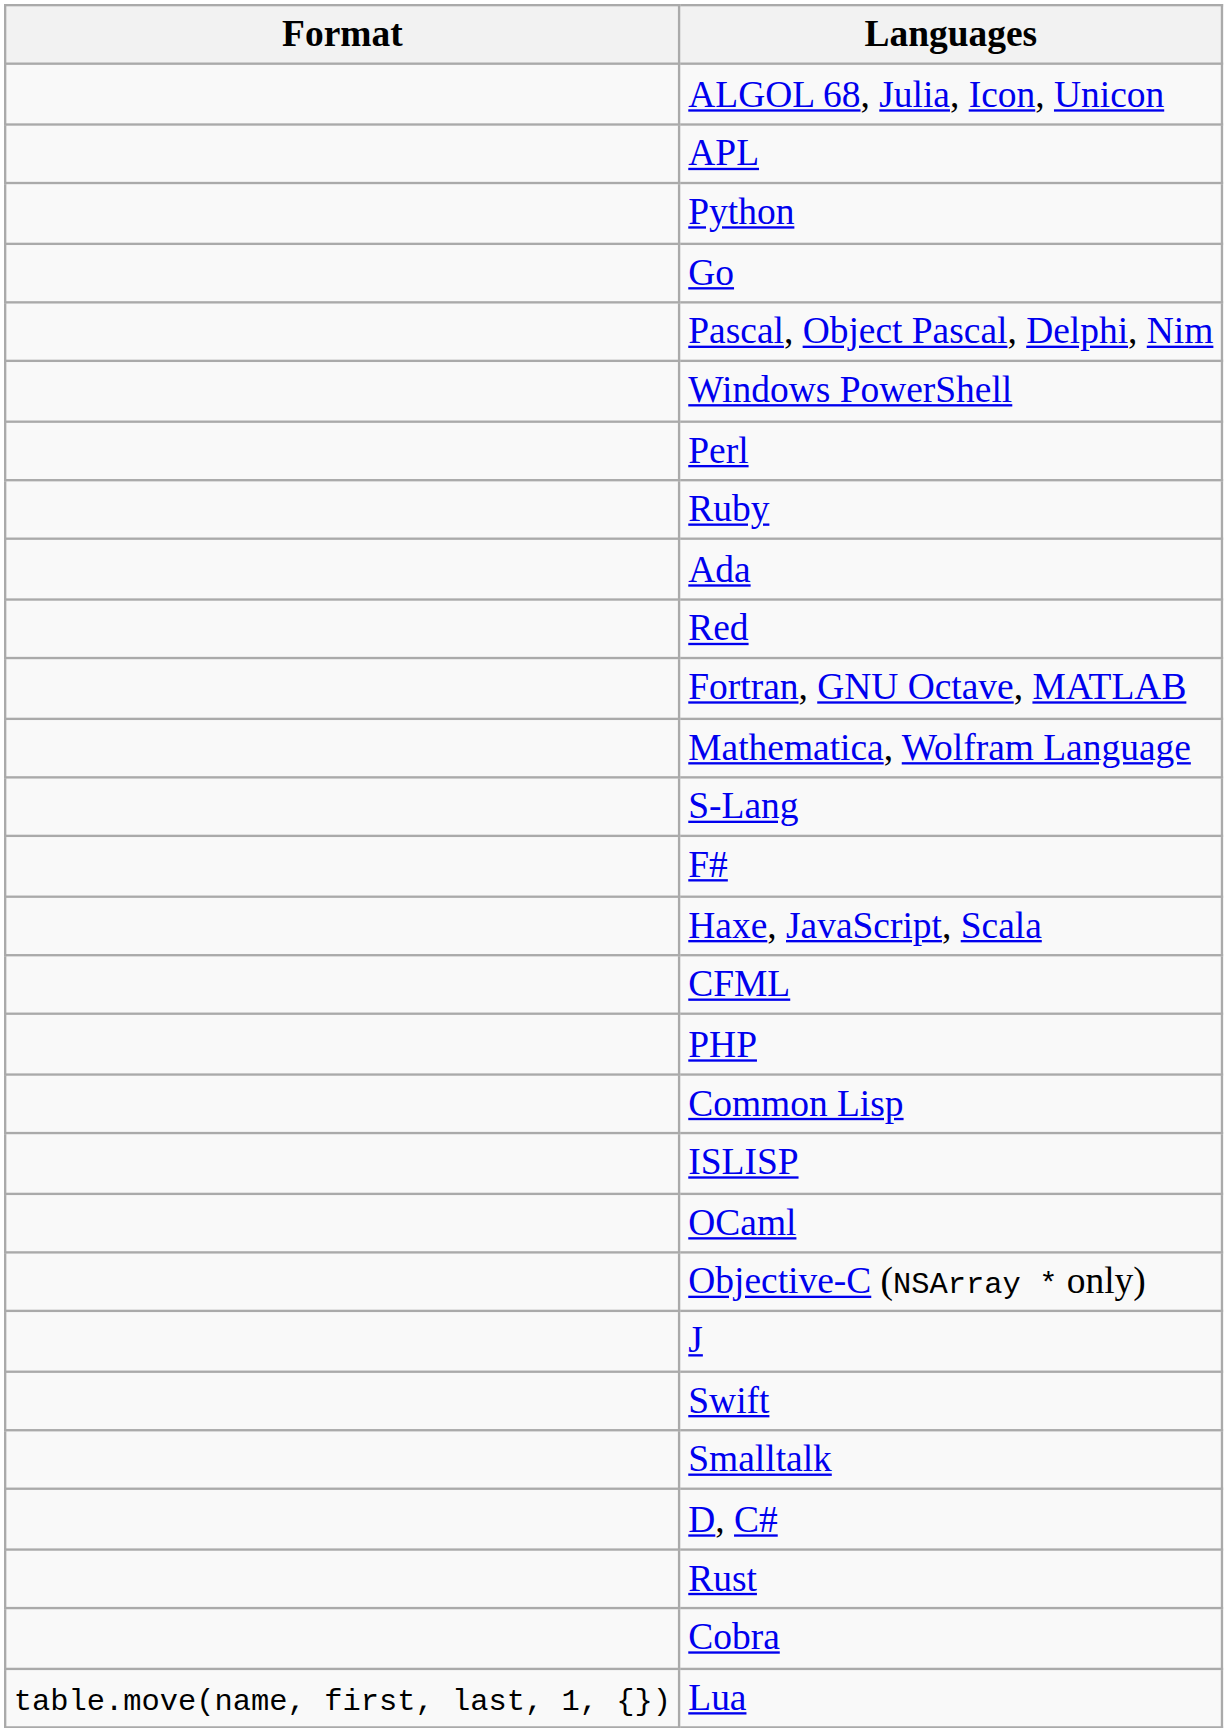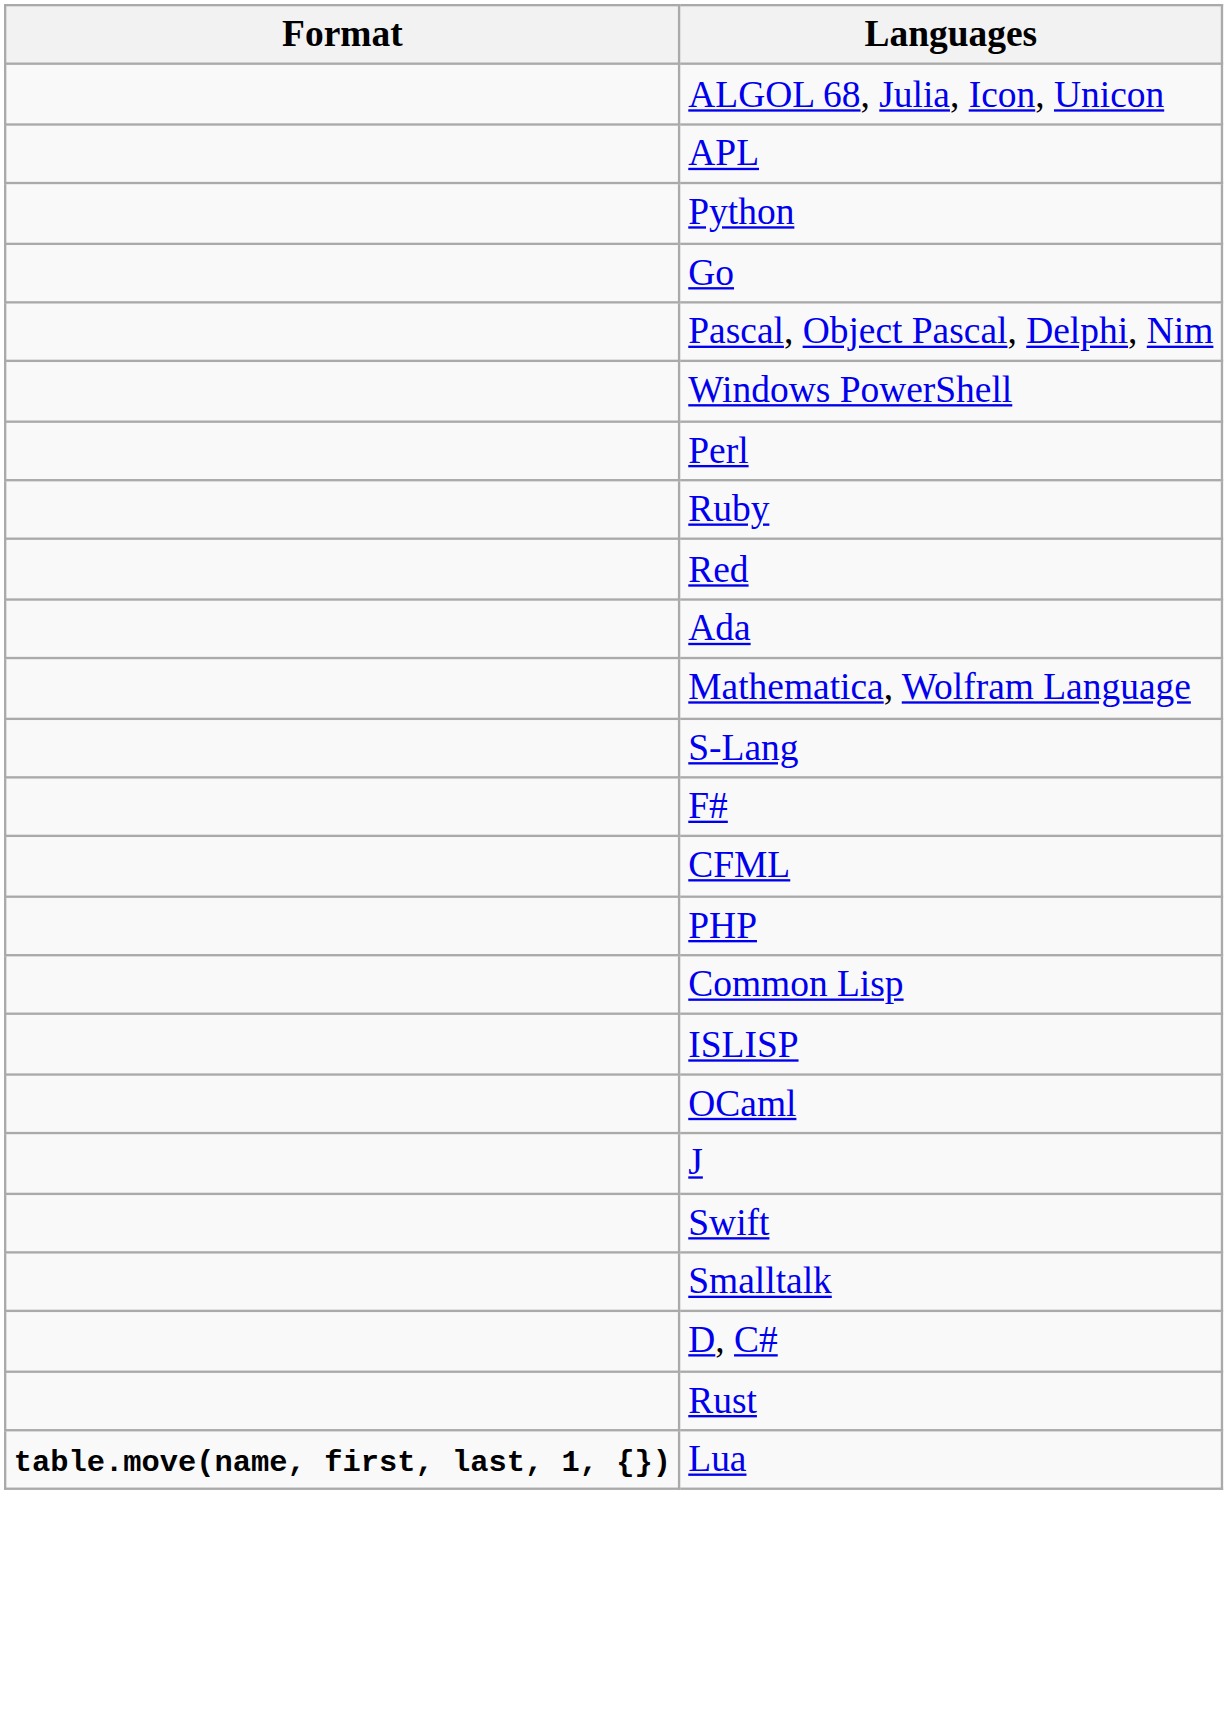rows swapped: (718, 627) <-> (719, 568)
- row: (937, 687)
- row: (865, 924)
- row: (917, 1282)
- row: (734, 1637)
(342, 1701) normal -> (342, 1460) bold
